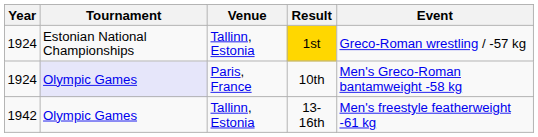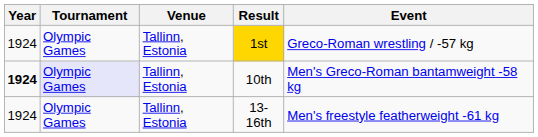(95, 43) Estonian National Championships -> (67, 43) Olympic Games
(22, 79) normal -> (22, 79) bold
(231, 79) Paris, France -> (165, 79) Tallinn, Estonia
(22, 115) 1942 -> (22, 115) 1924
